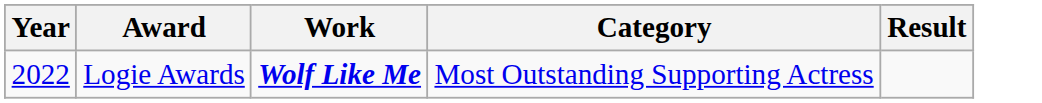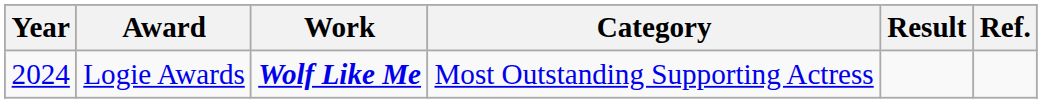+ column: (1005, 27)
(41, 73) 2022 -> (41, 73) 2024
